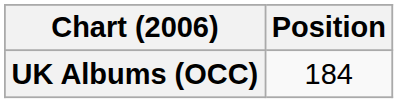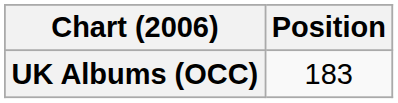(329, 73) 184 -> (329, 73) 183
